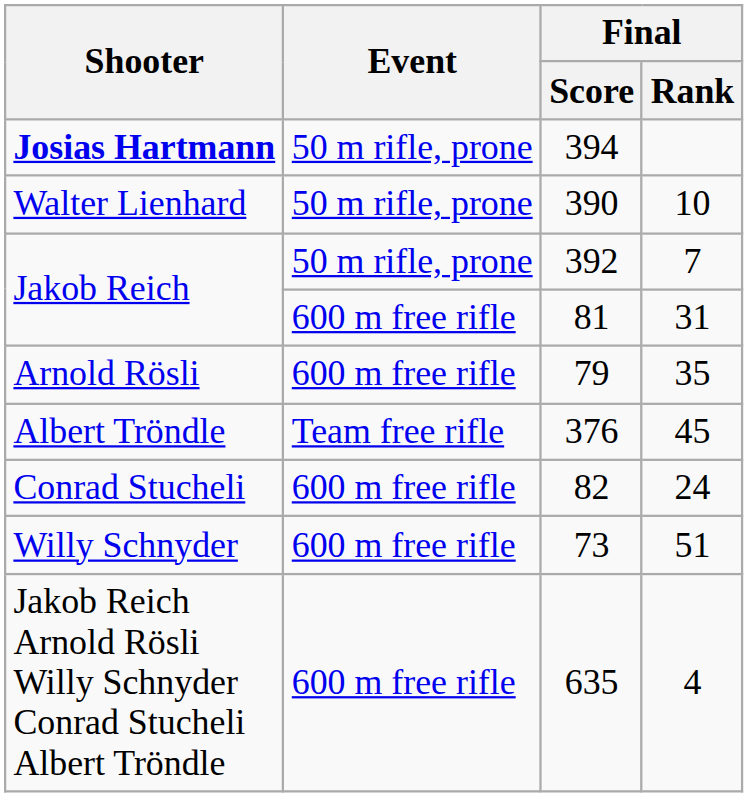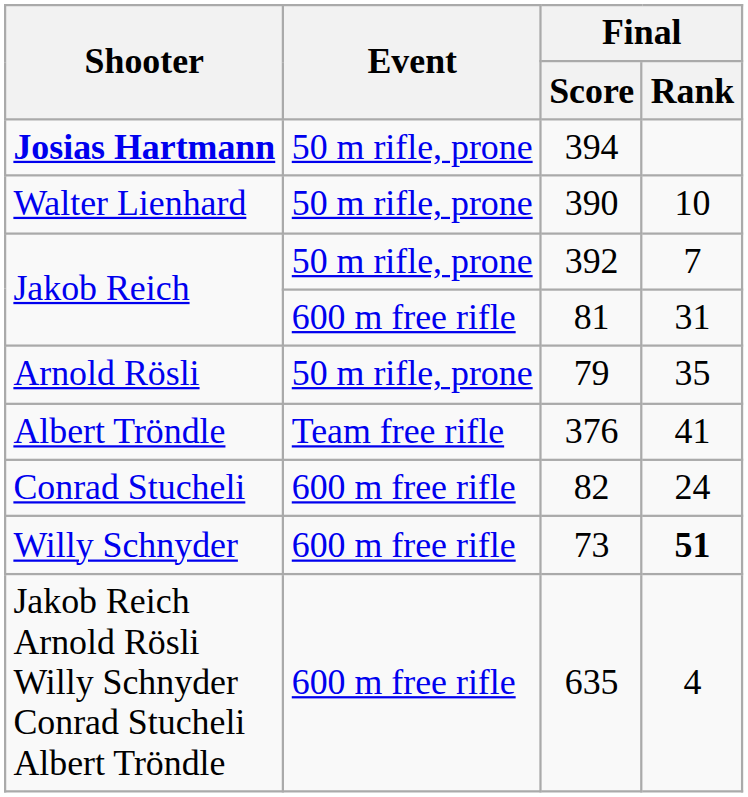(404, 373) 600 m free rifle -> (412, 373) 50 m rifle, prone
(692, 430) 45 -> (692, 430) 41
(692, 544) normal -> (692, 544) bold
